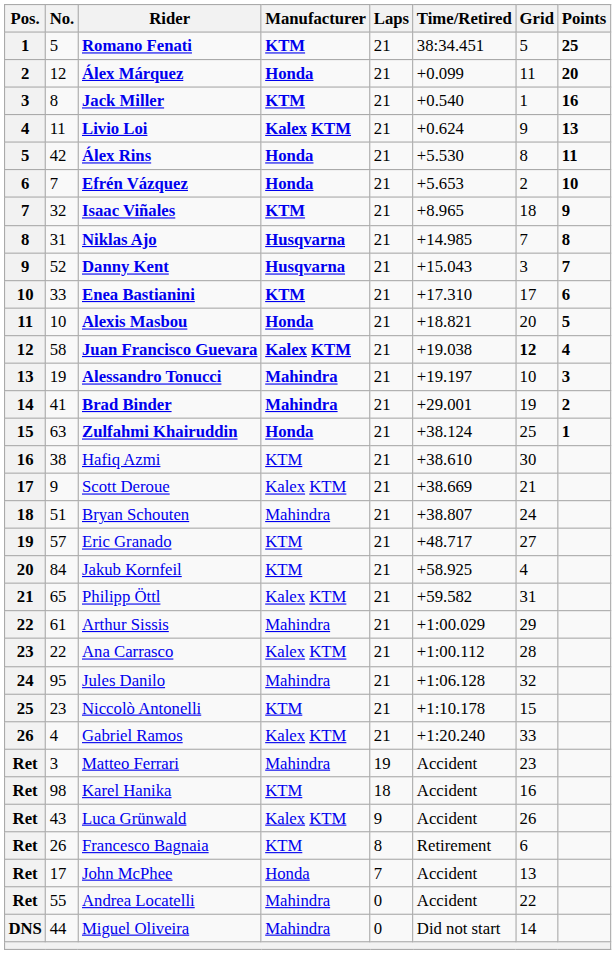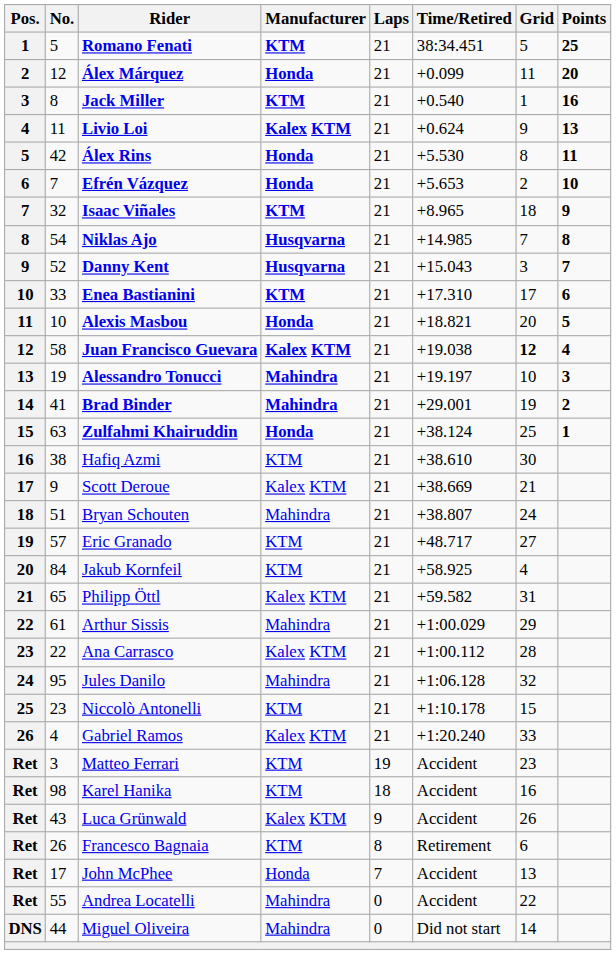(58, 239) 31 -> (58, 239) 54
(298, 762) Mahindra -> (284, 762) KTM
